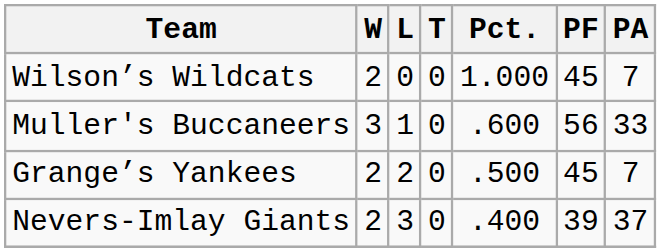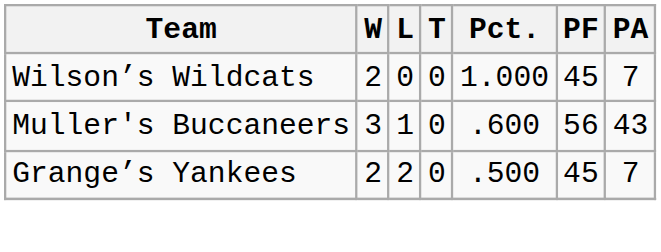(631, 126) 33 -> (631, 126) 43
- row: (181, 223)
